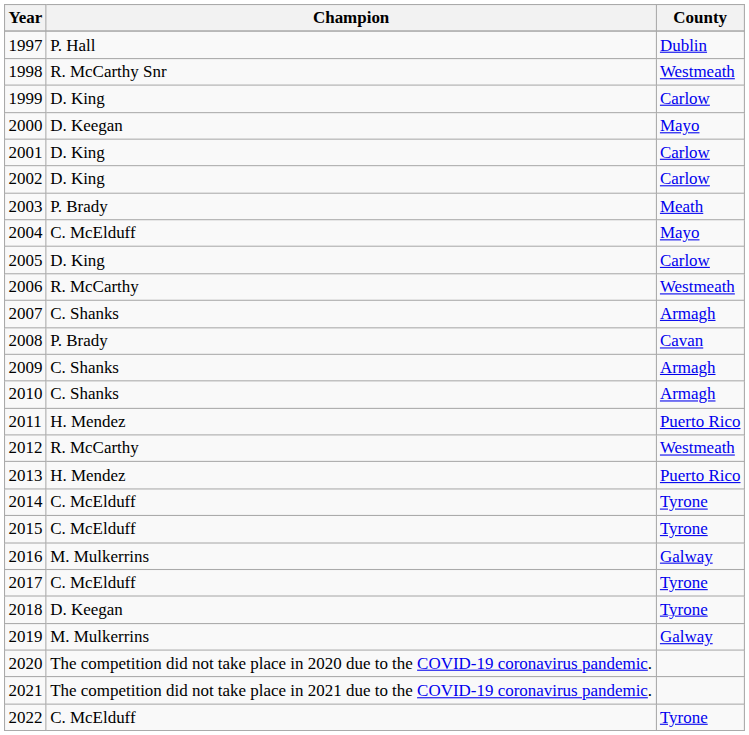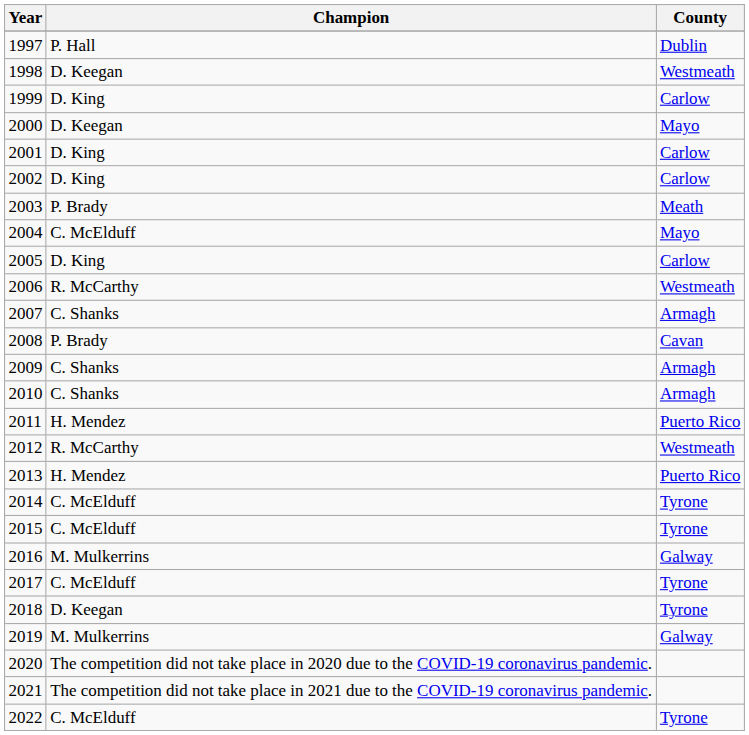(108, 71) R. McCarthy Snr -> (86, 71) D. Keegan
